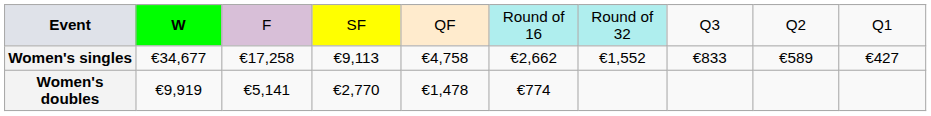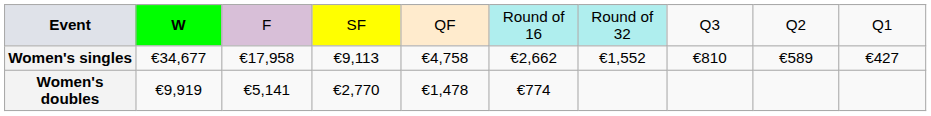(267, 58) €17,258 -> (267, 58) €17,958
(710, 58) €833 -> (710, 58) €810
